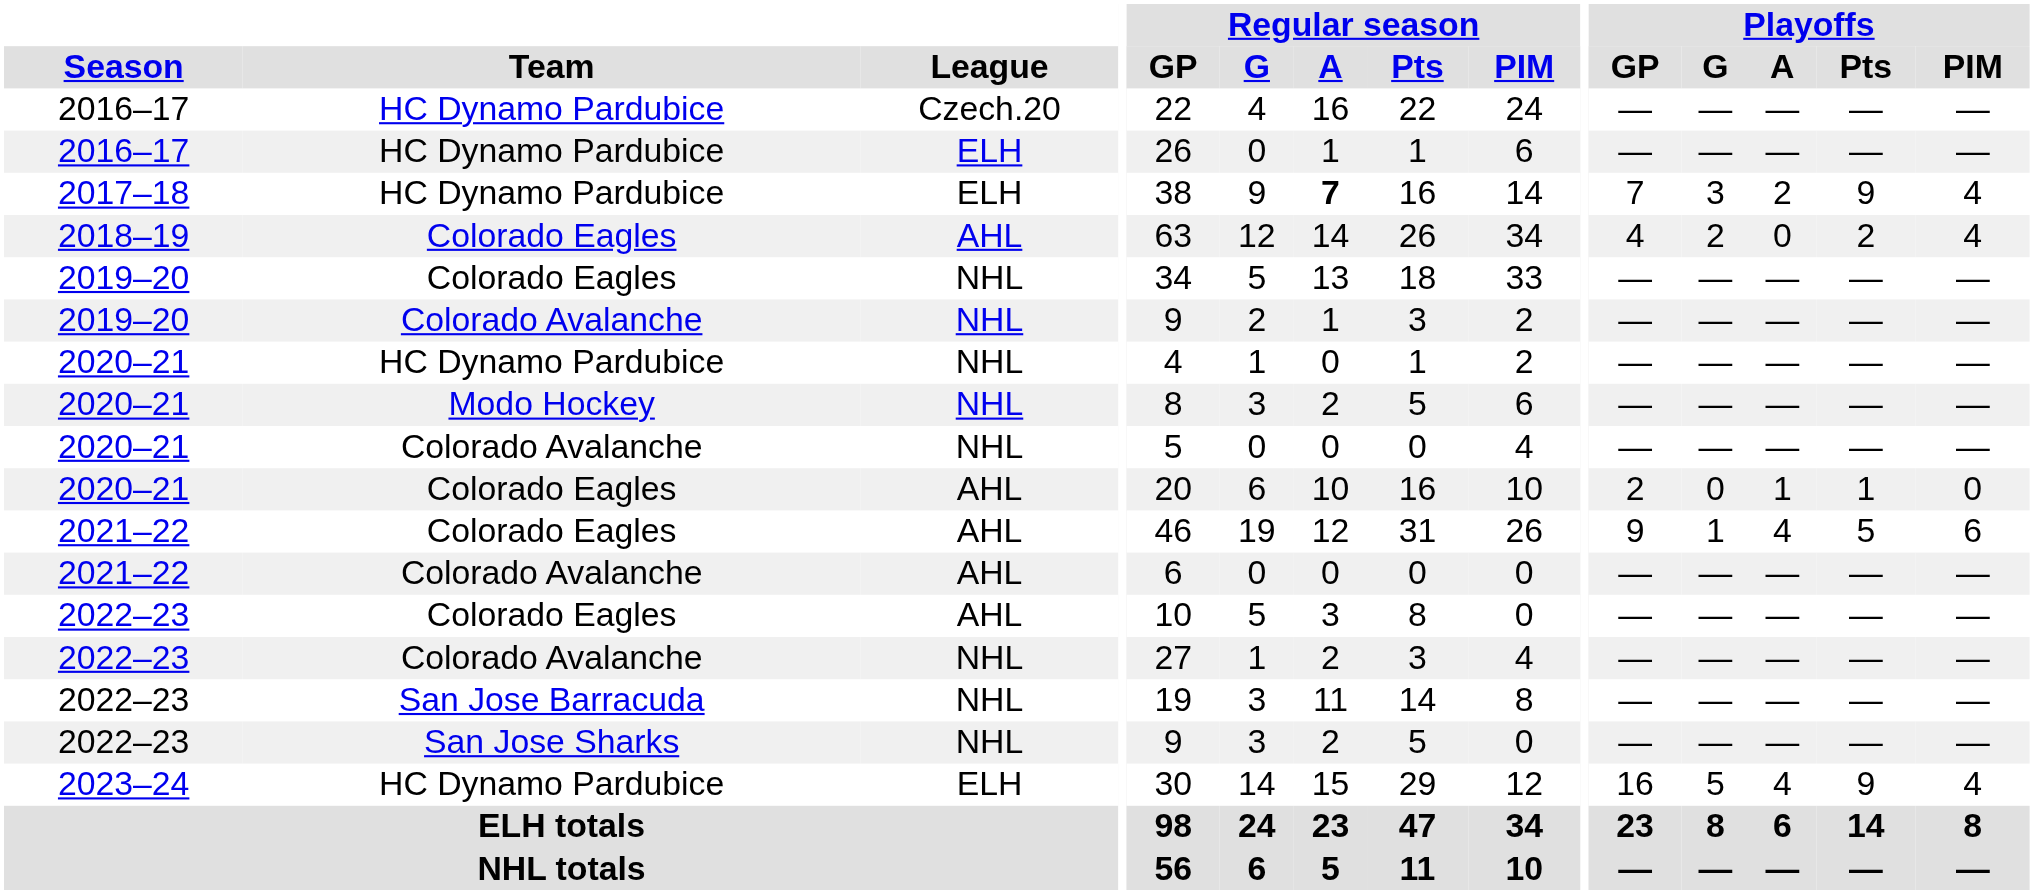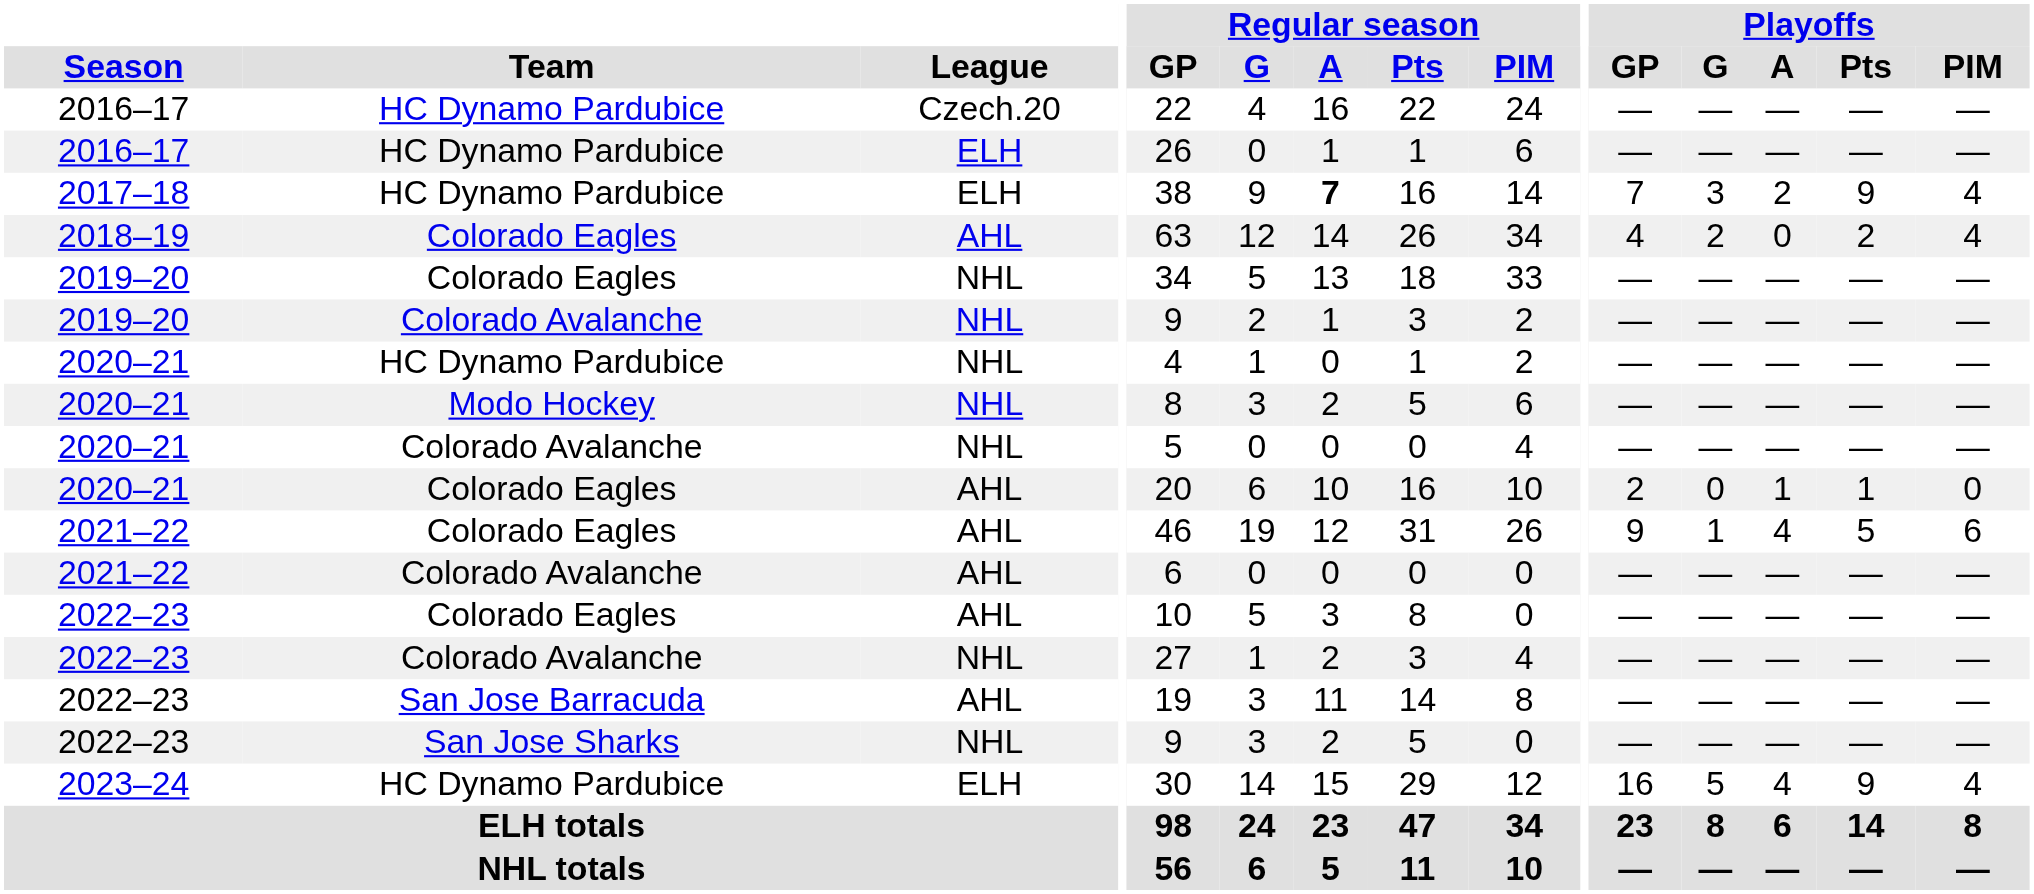(989, 699) NHL -> (990, 699) AHL
